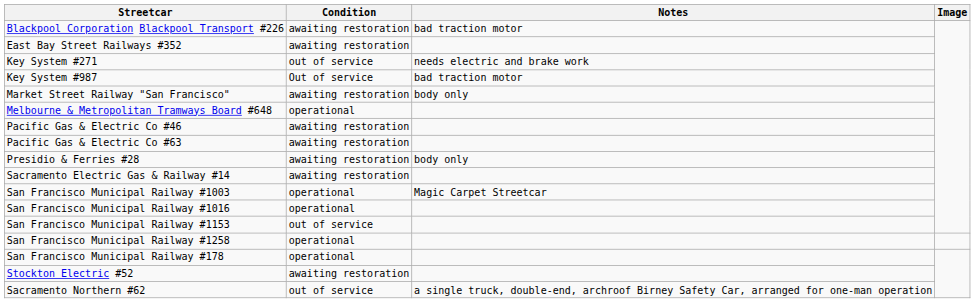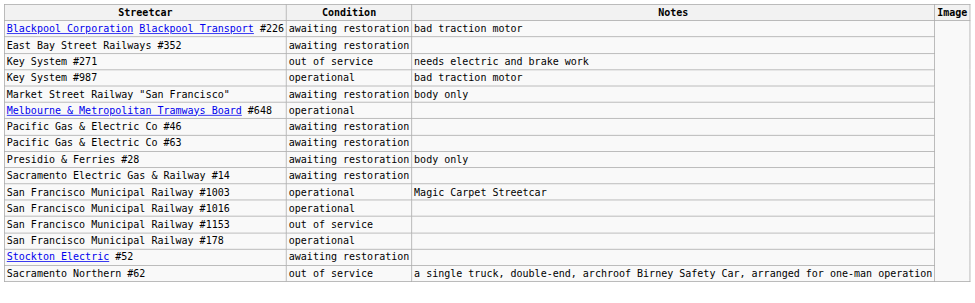(331, 78) Out of service -> (322, 78) operational
- row: (118, 241)
